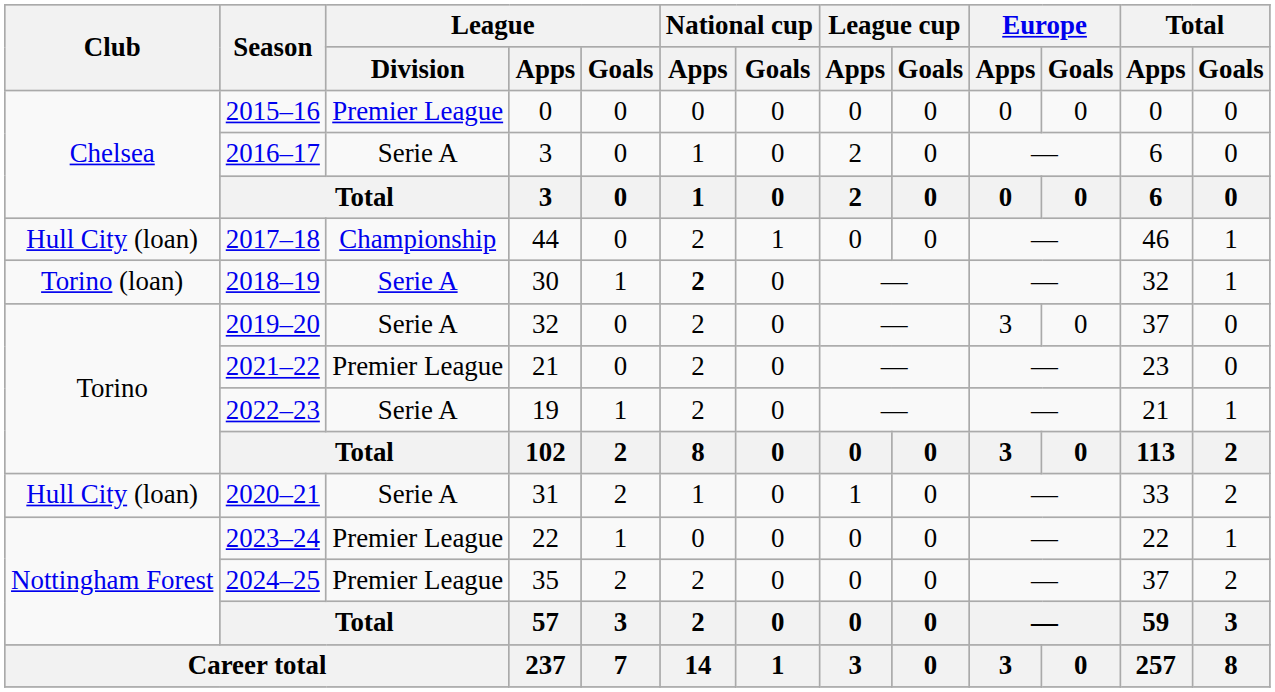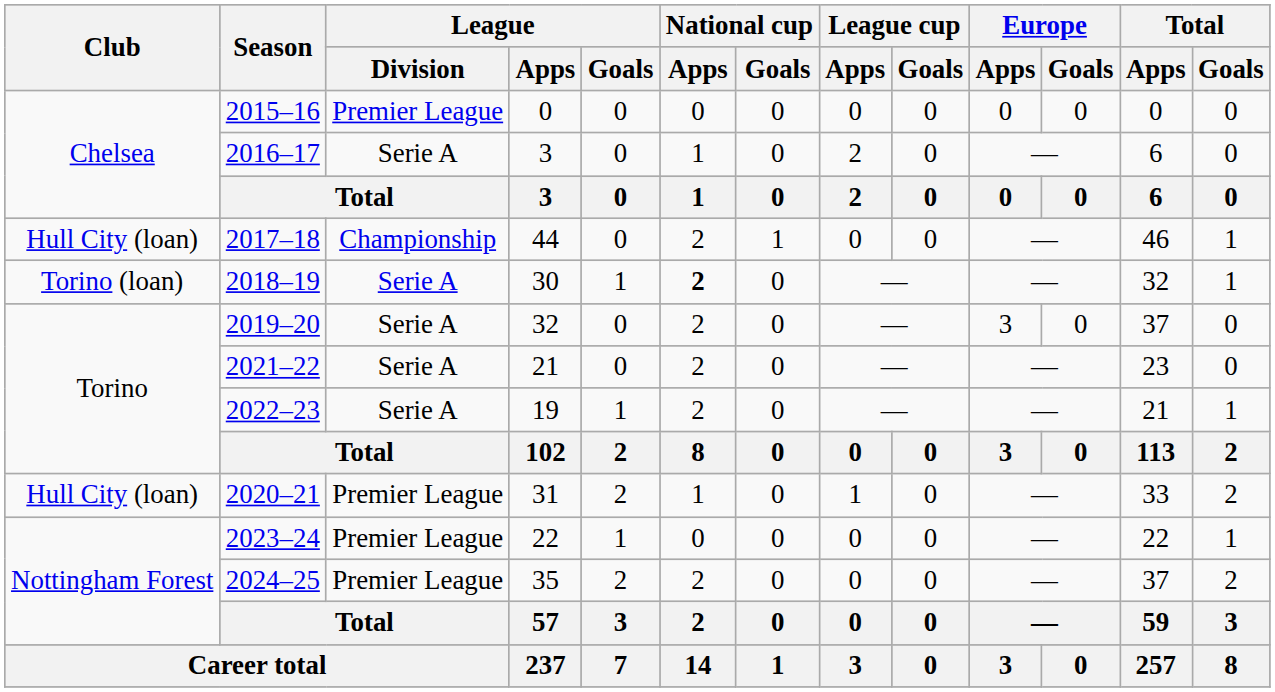(418, 366) Premier League -> (418, 366) Serie A
(418, 494) Serie A -> (418, 494) Premier League
